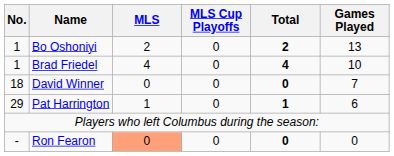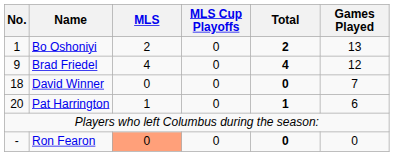(17, 65) 1 -> (17, 65) 9
(355, 65) 10 -> (355, 65) 12
(17, 103) 29 -> (17, 103) 20
